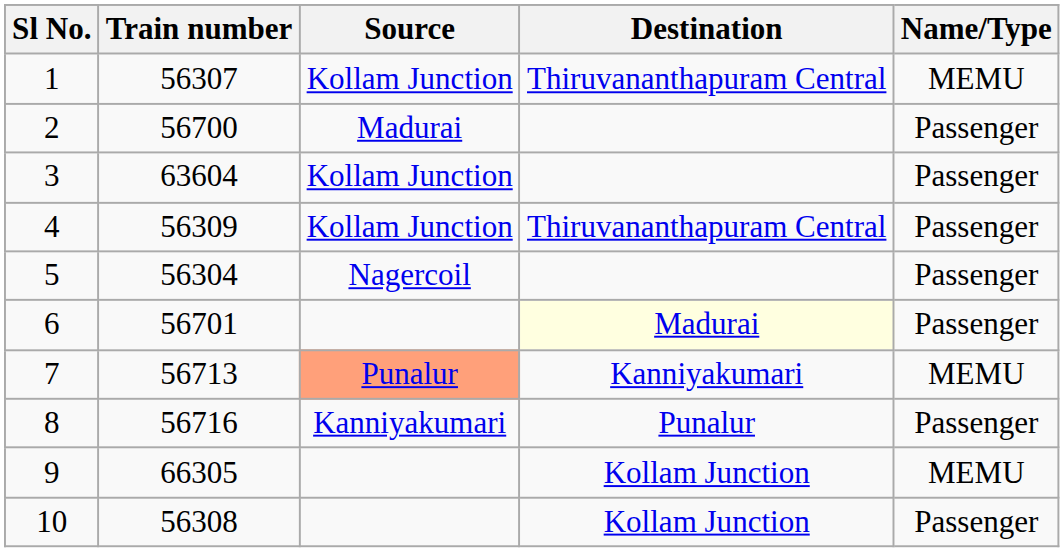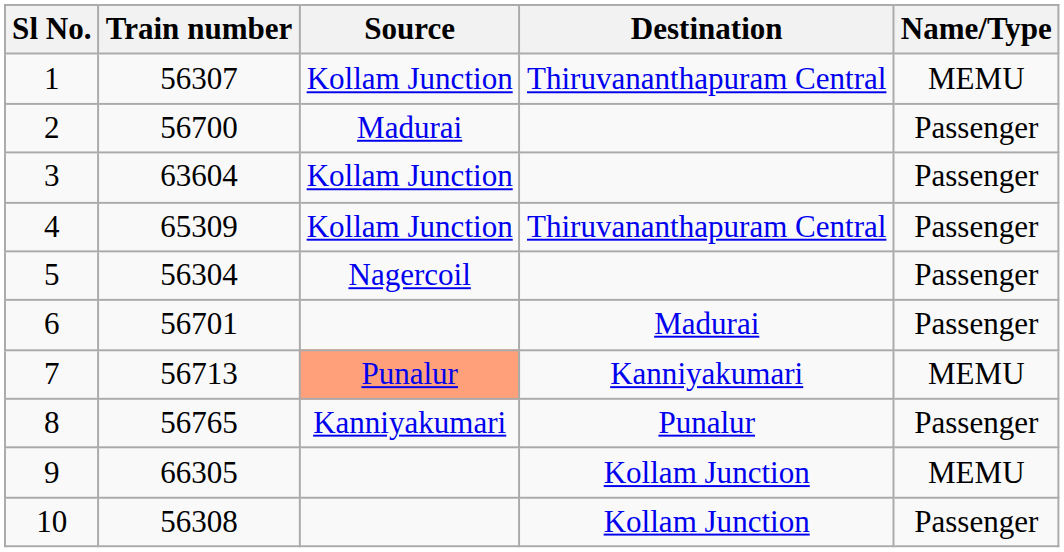(199, 226) 56309 -> (199, 226) 65309
(707, 324) lightyellow background -> (707, 324) no background
(199, 422) 56716 -> (199, 422) 56765
